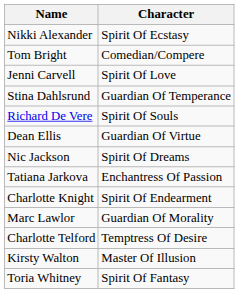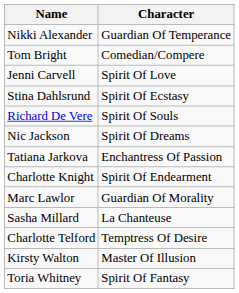(145, 34) Spirit Of Ecstasy -> (166, 34) Guardian Of Temperance
(166, 95) Guardian Of Temperance -> (145, 95) Spirit Of Ecstasy
- row: (34, 136)
+ row: (43, 217)
